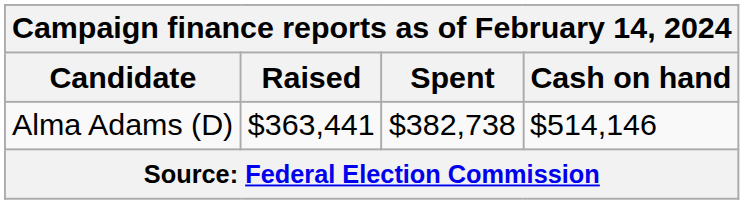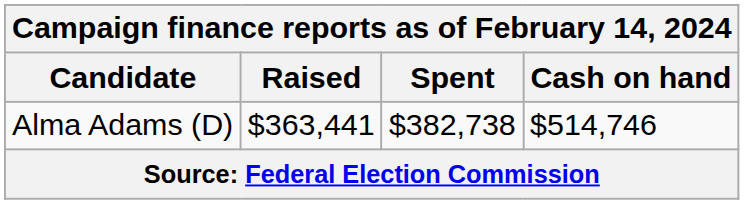(593, 125) $514,146 -> (593, 125) $514,746
